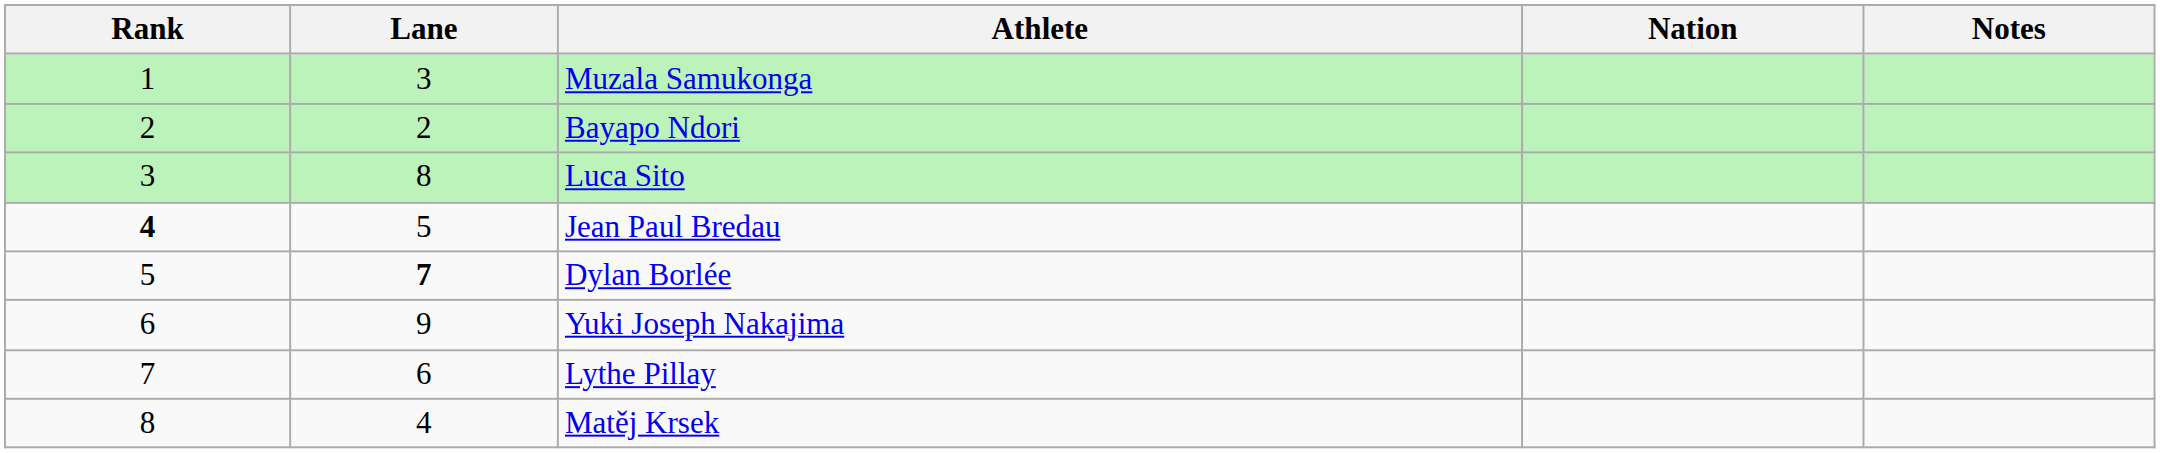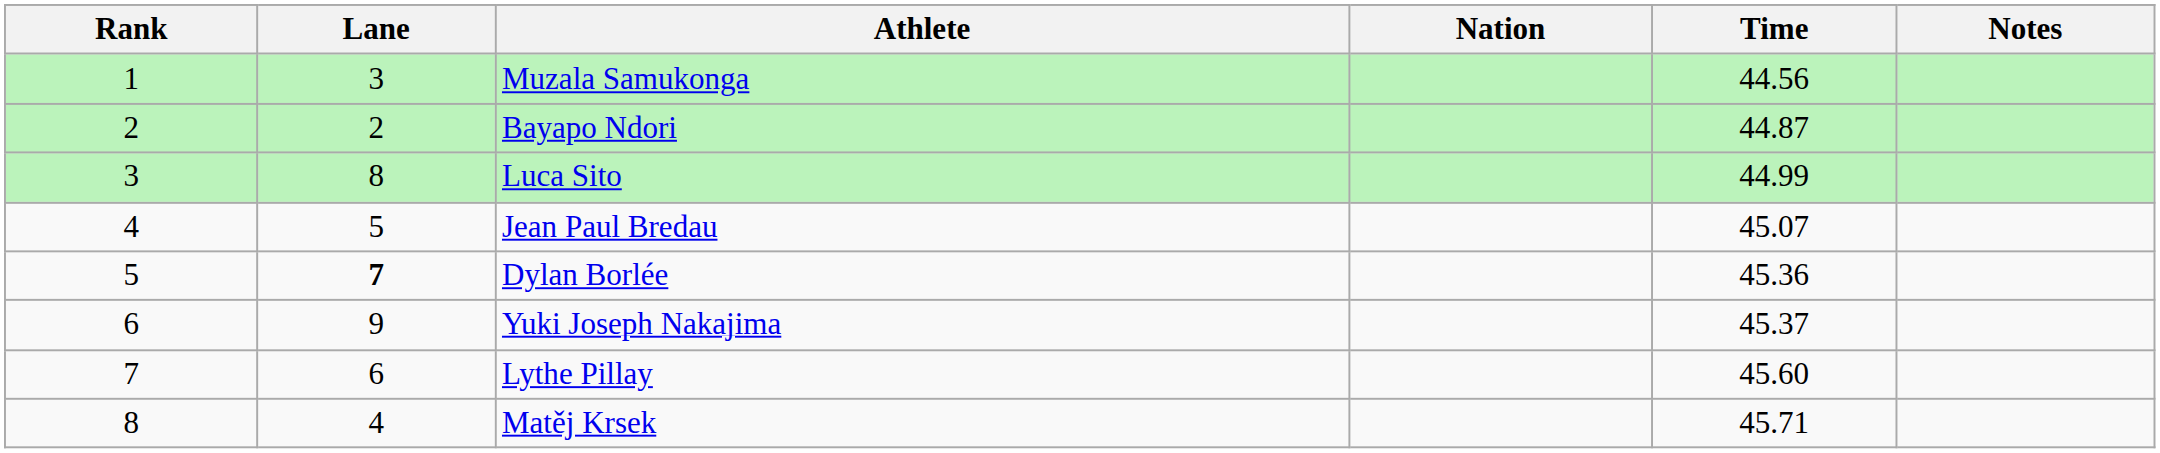+ column: (1774, 29)
(147, 226) bold -> (131, 226) normal
